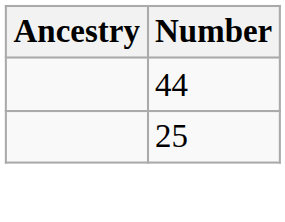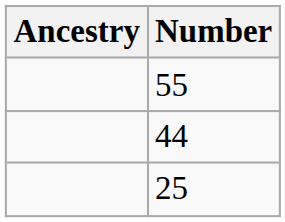+ row: (172, 83)
